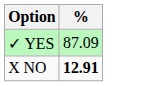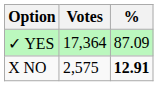+ column: (85, 17)
